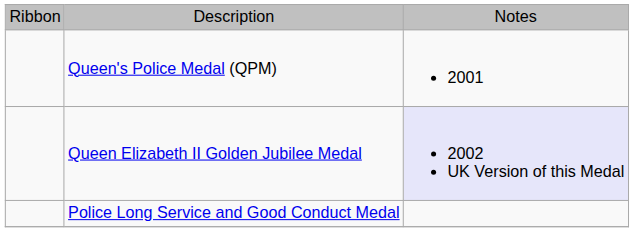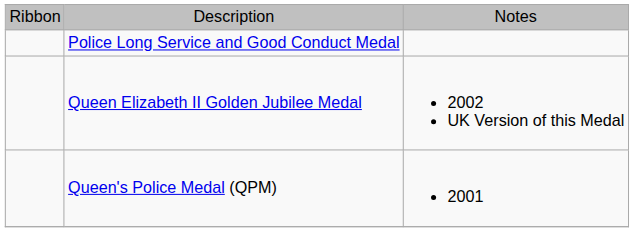rows swapped: (172, 68) <-> (234, 213)
(516, 163) lavender background -> (516, 112) no background
